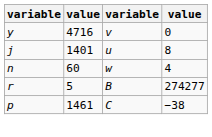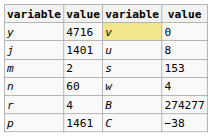(109, 32) no background -> (109, 32) khaki background
+ row: (10, 68)
(70, 86) 5 -> (70, 105) 4
